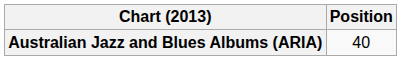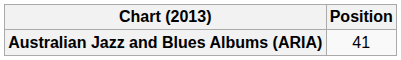(361, 42) 40 -> (361, 42) 41
